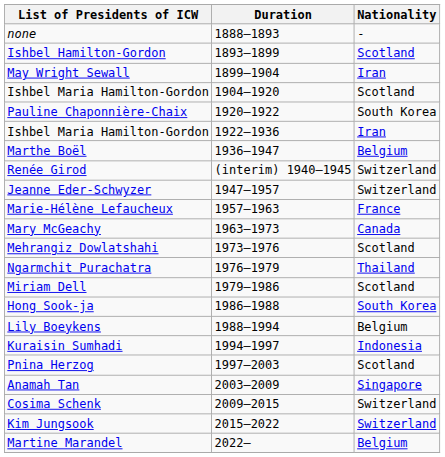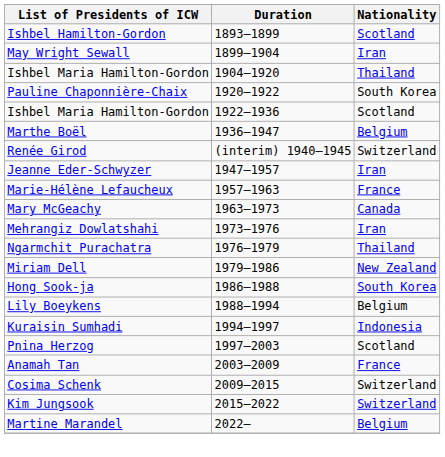- row: (22, 34)
(386, 92) Scotland -> (386, 73) Thailand
(372, 131) Iran -> (386, 112) Scotland
(397, 190) Switzerland -> (372, 170) Iran
(386, 248) Scotland -> (372, 229) Iran
(386, 287) Scotland -> (397, 268) New Zealand
(390, 385) Singapore -> (379, 365) France
